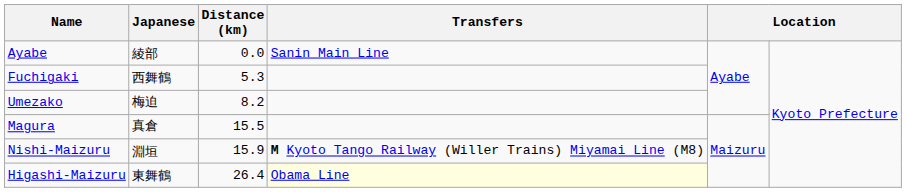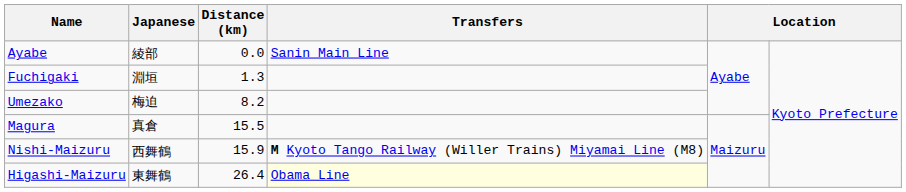(152, 78) 西舞鶴 -> (145, 78) 淵垣
(253, 78) 5.3 -> (253, 78) 1.3
(145, 151) 淵垣 -> (152, 151) 西舞鶴
